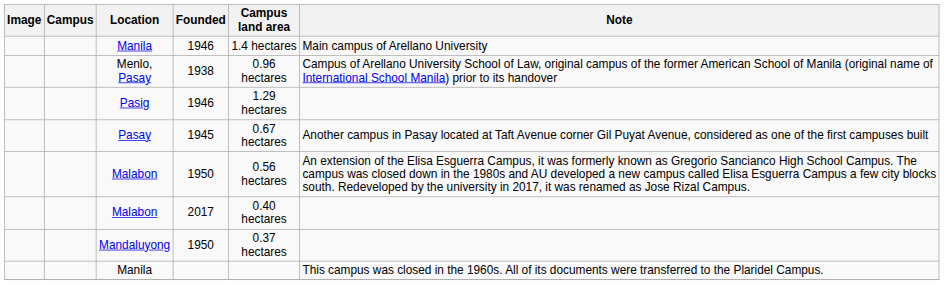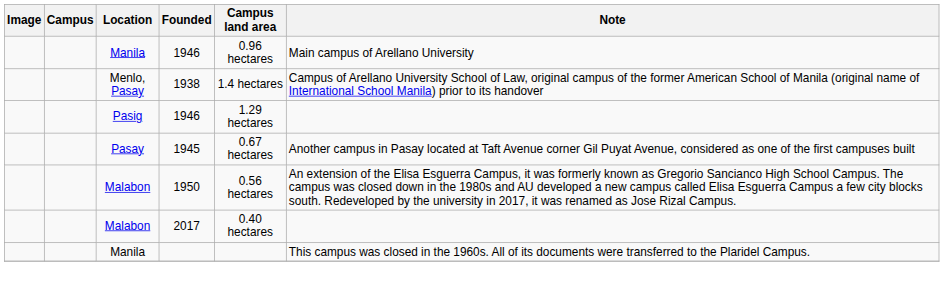(264, 45) 1.4 hectares -> (250, 52) 0.96 hectares
(264, 71) 0.96 hectares -> (250, 84) 1.4 hectares
- row: (135, 245)
